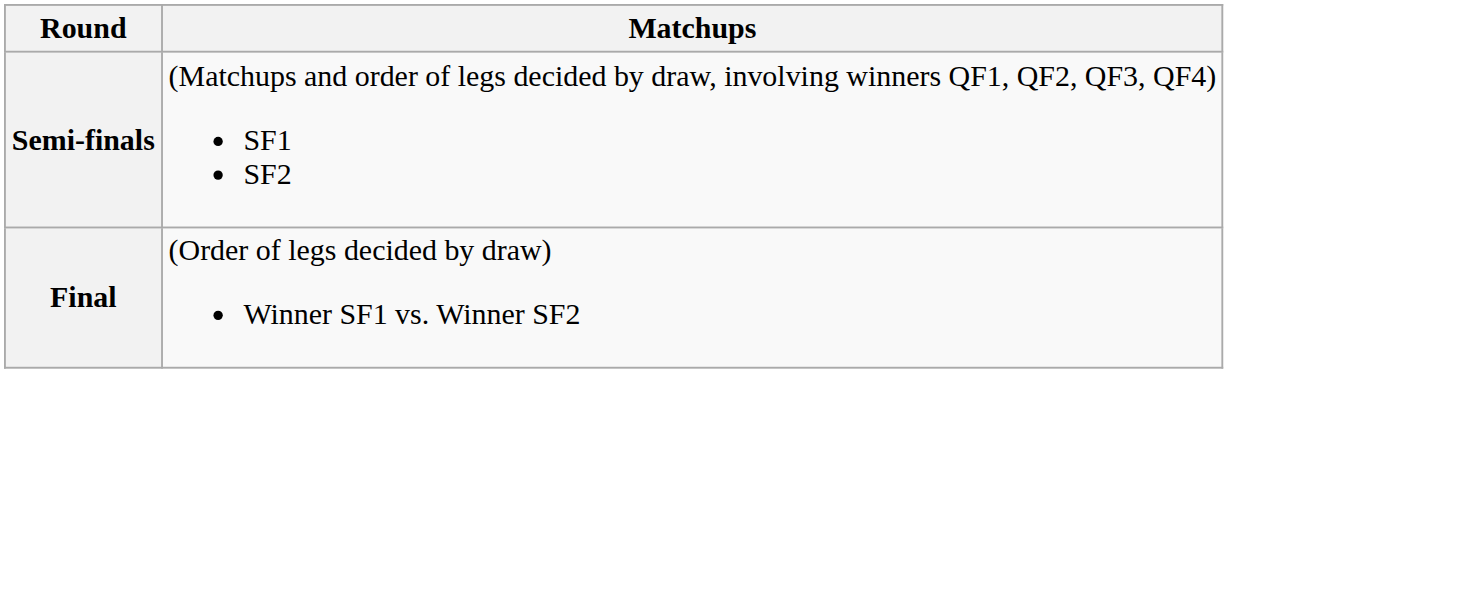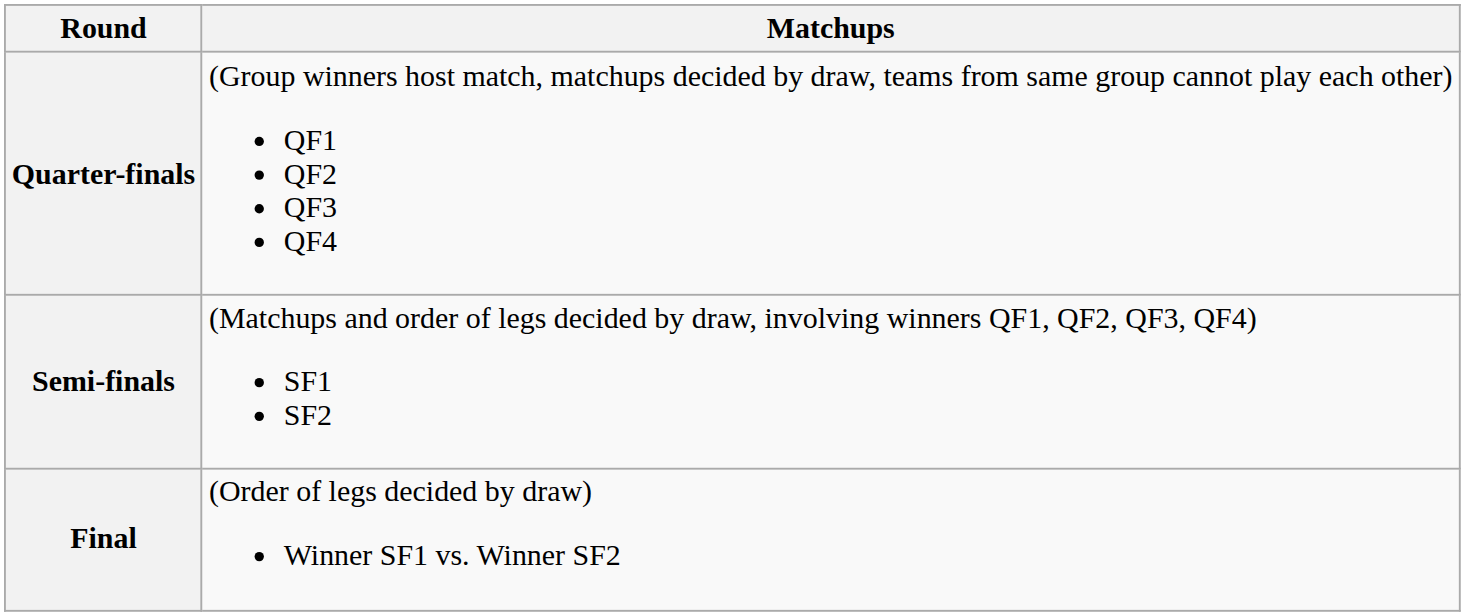+ row: (104, 172)
